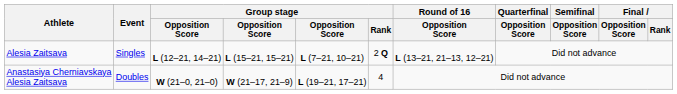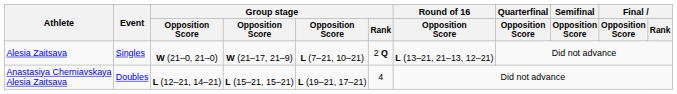(187, 58) L (12–21, 14–21) -> (187, 58) W (21–0, 21–0)
(260, 58) L (15–21, 15–21) -> (260, 58) W (21–17, 21–9)
(187, 82) W (21–0, 21–0) -> (187, 82) L (12–21, 14–21)
(260, 82) W (21–17, 21–9) -> (260, 82) L (15–21, 15–21)
